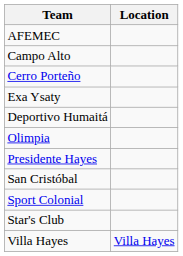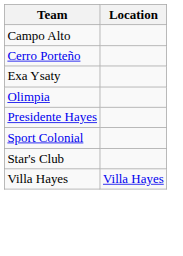- row: (34, 35)
- row: (58, 117)
- row: (42, 179)
